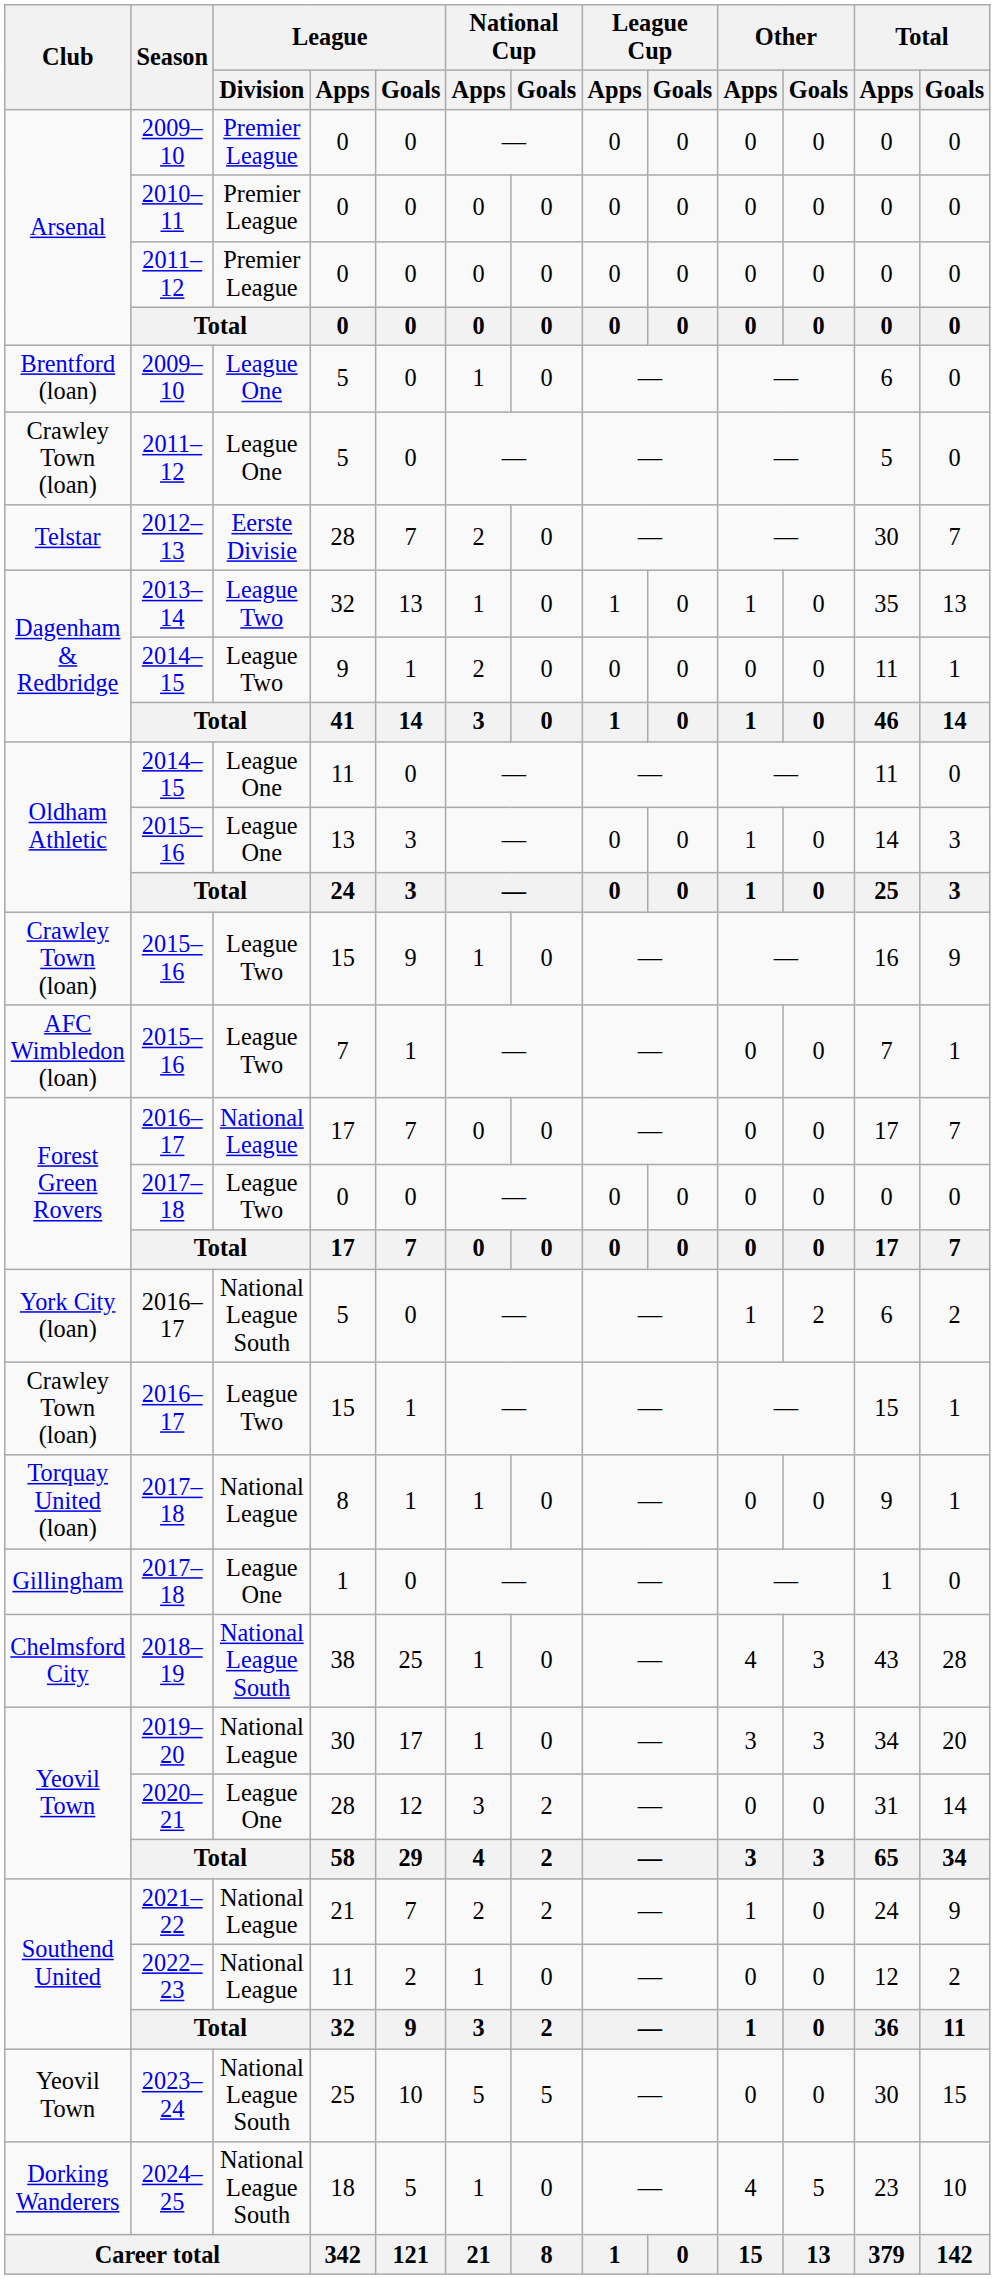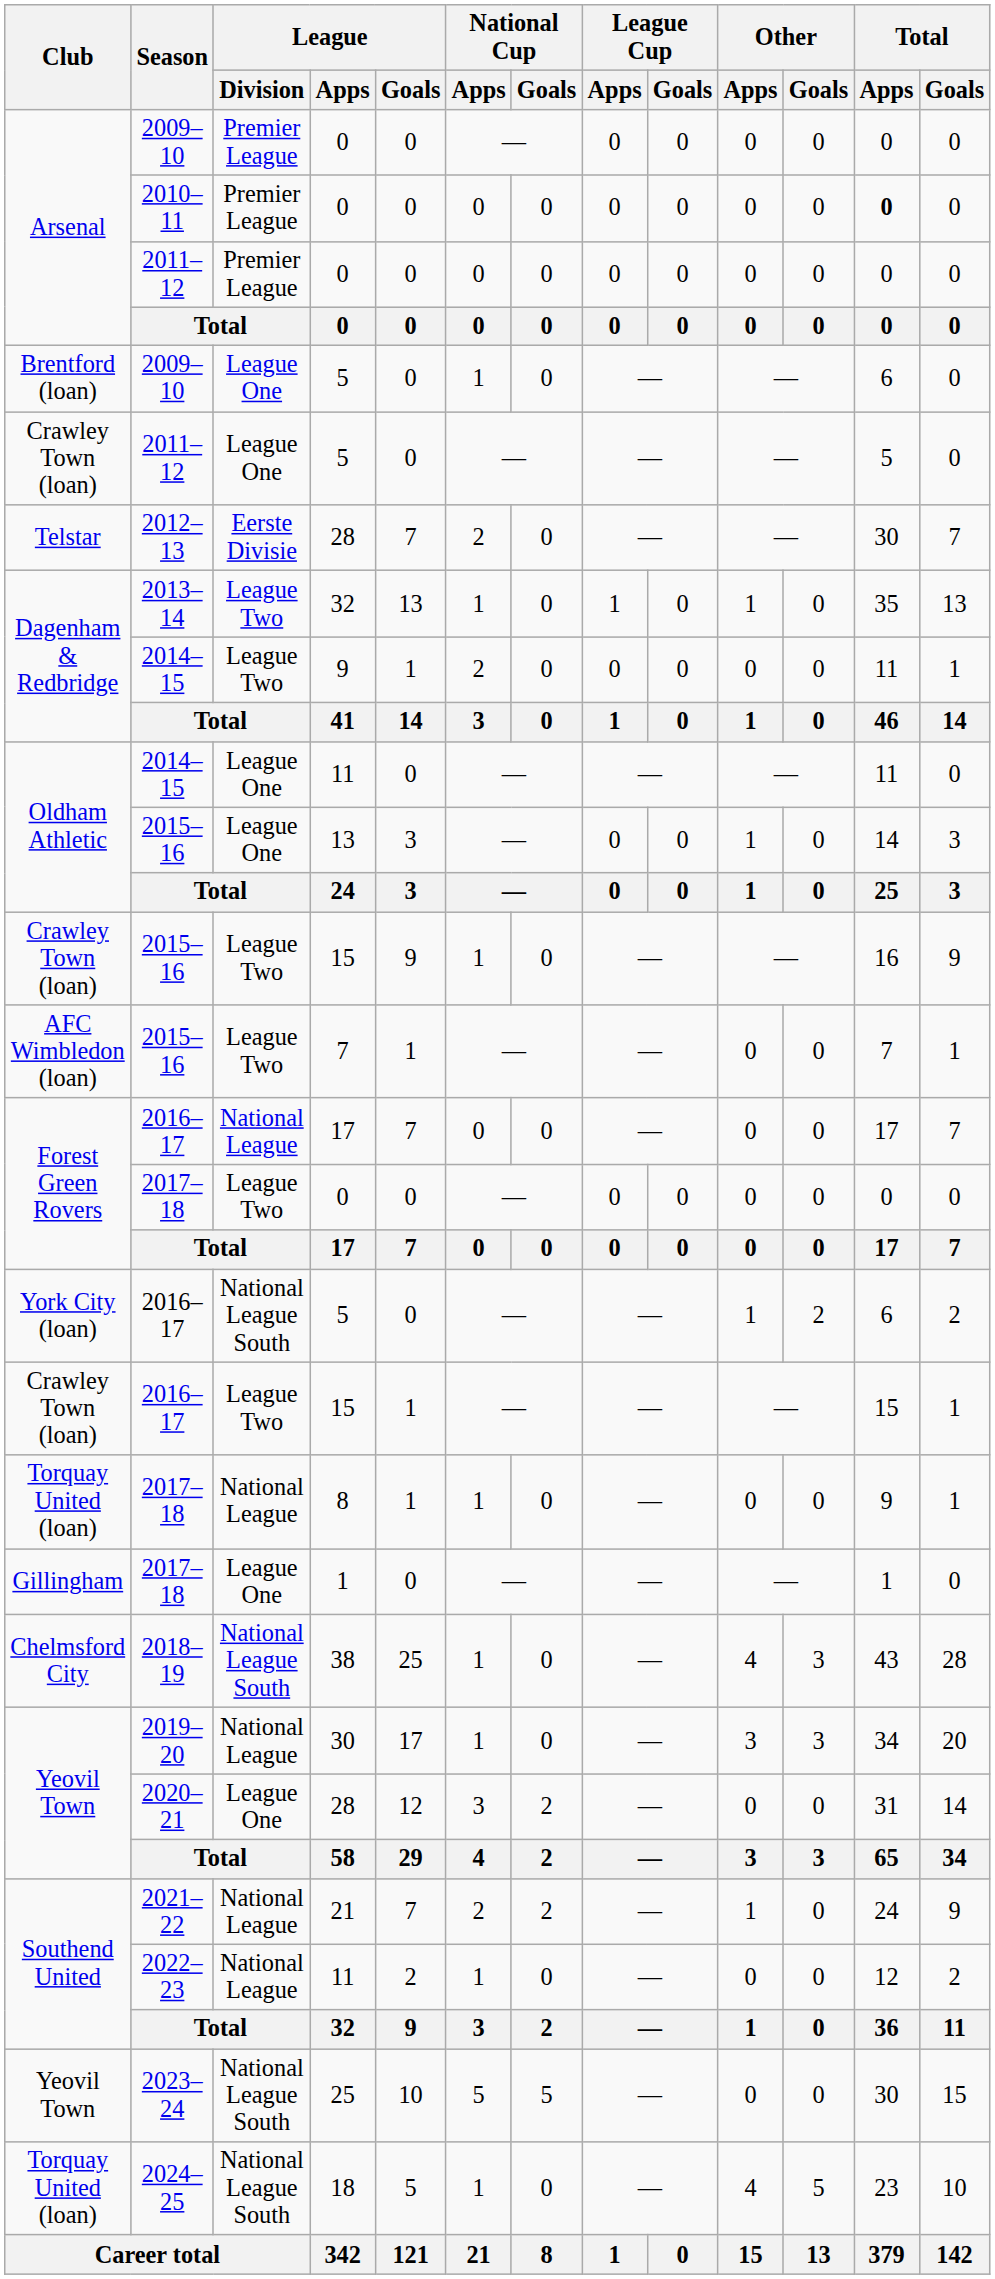(887, 207) normal -> (887, 207) bold
(68, 2188) Dorking Wanderers -> (68, 2188) Torquay United (loan)
